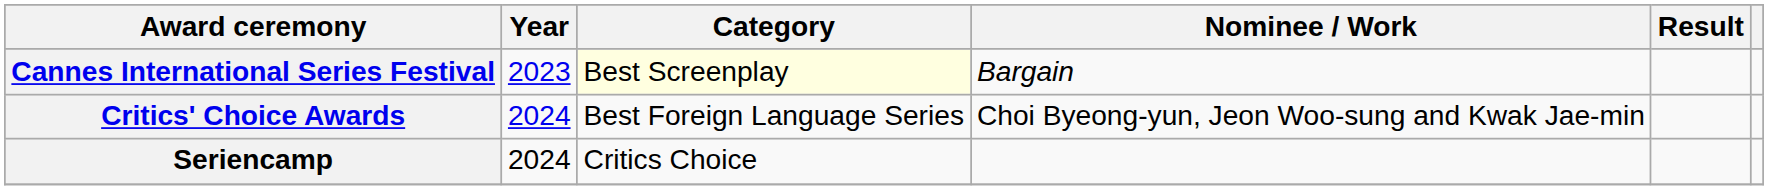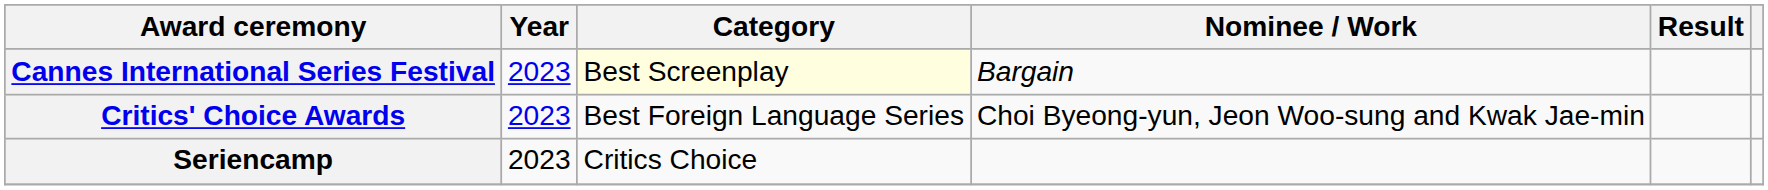(539, 116) 2024 -> (539, 116) 2023
(539, 160) 2024 -> (539, 160) 2023
